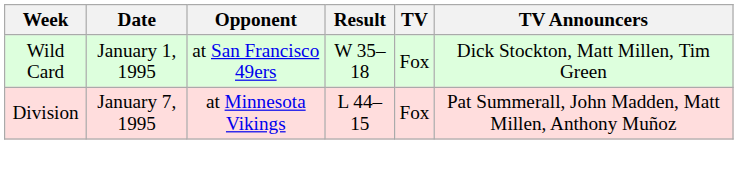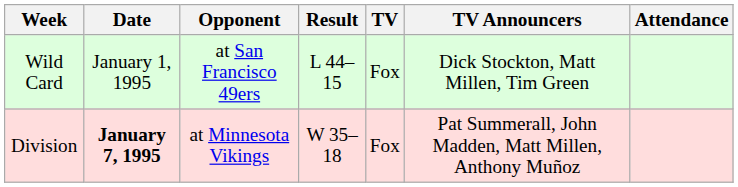+ column: (682, 19)
(360, 60) W 35–18 -> (332, 71) L 44–15
(137, 113) normal -> (132, 145) bold
(360, 113) L 44–15 -> (332, 145) W 35–18
